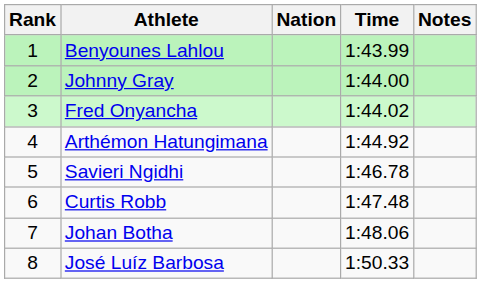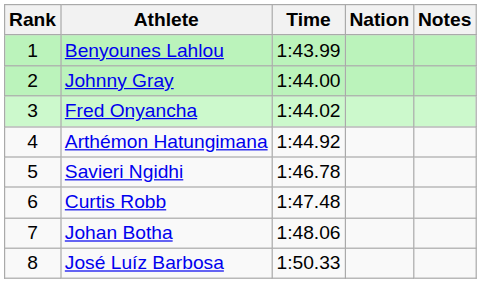columns swapped: (306, 19) <-> (377, 19)
